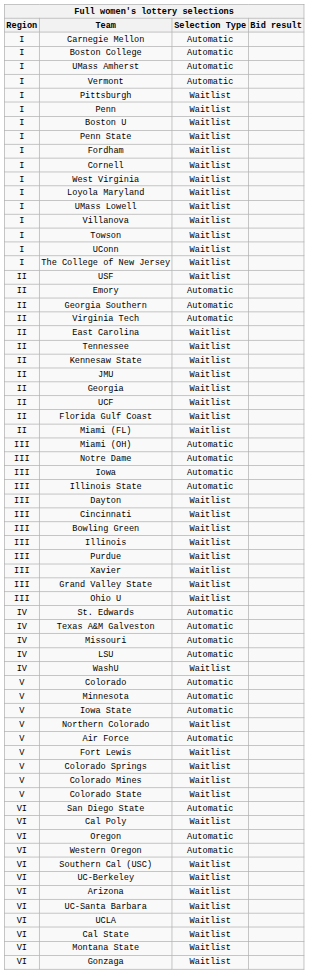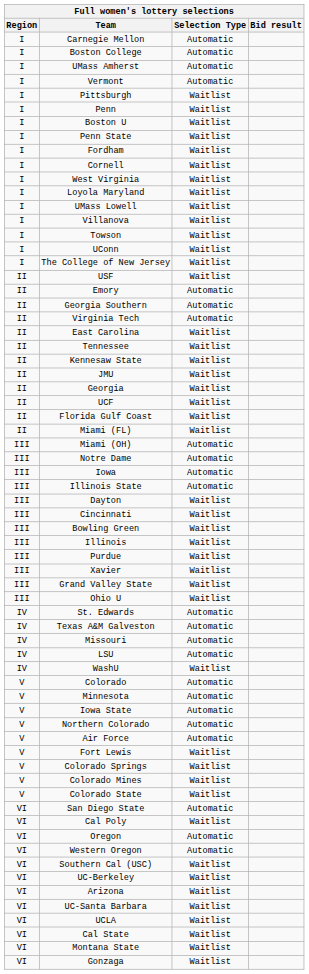(210, 724) Waitlist -> (210, 724) Automatic
